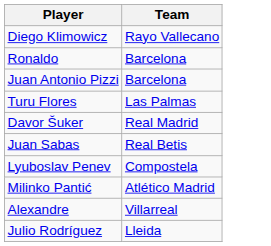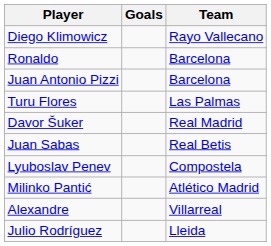+ column: (144, 15)
